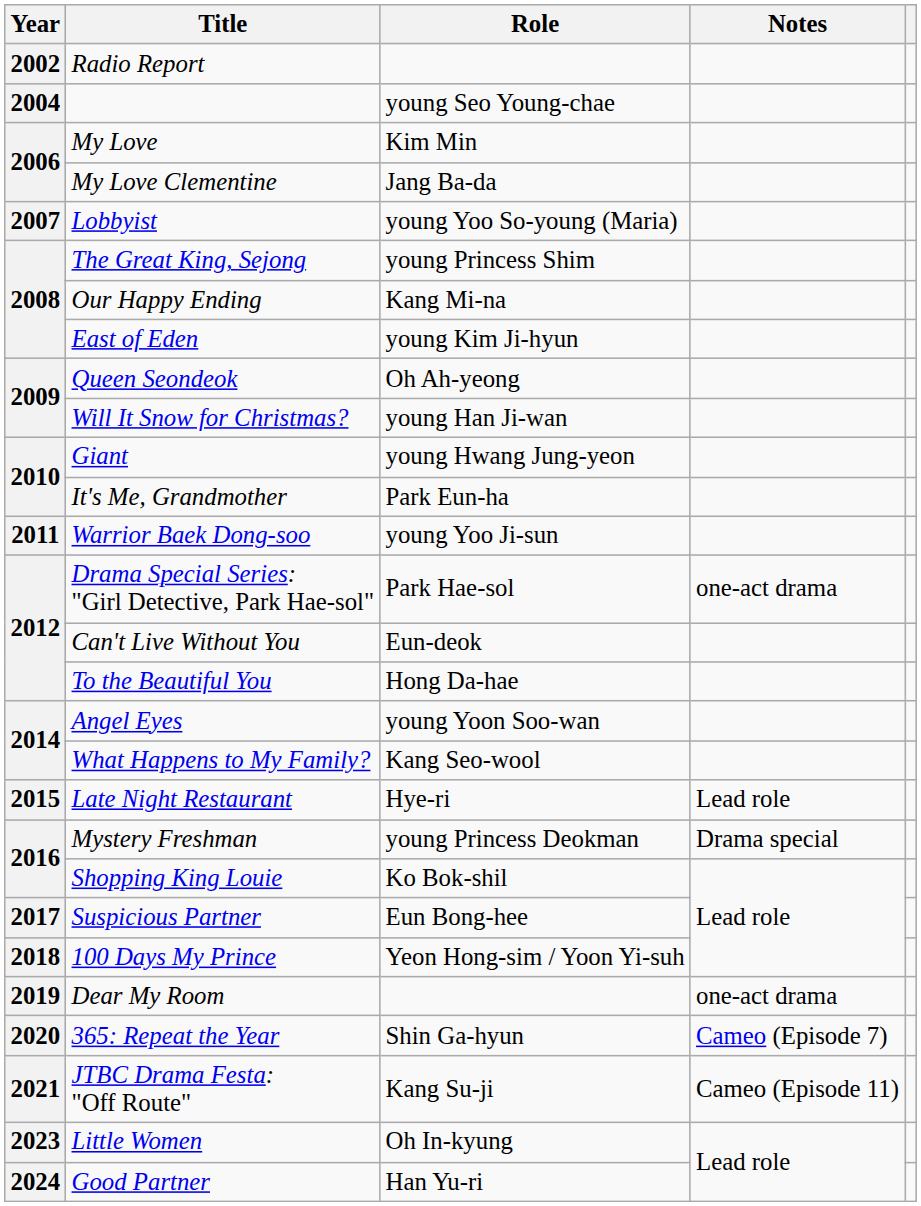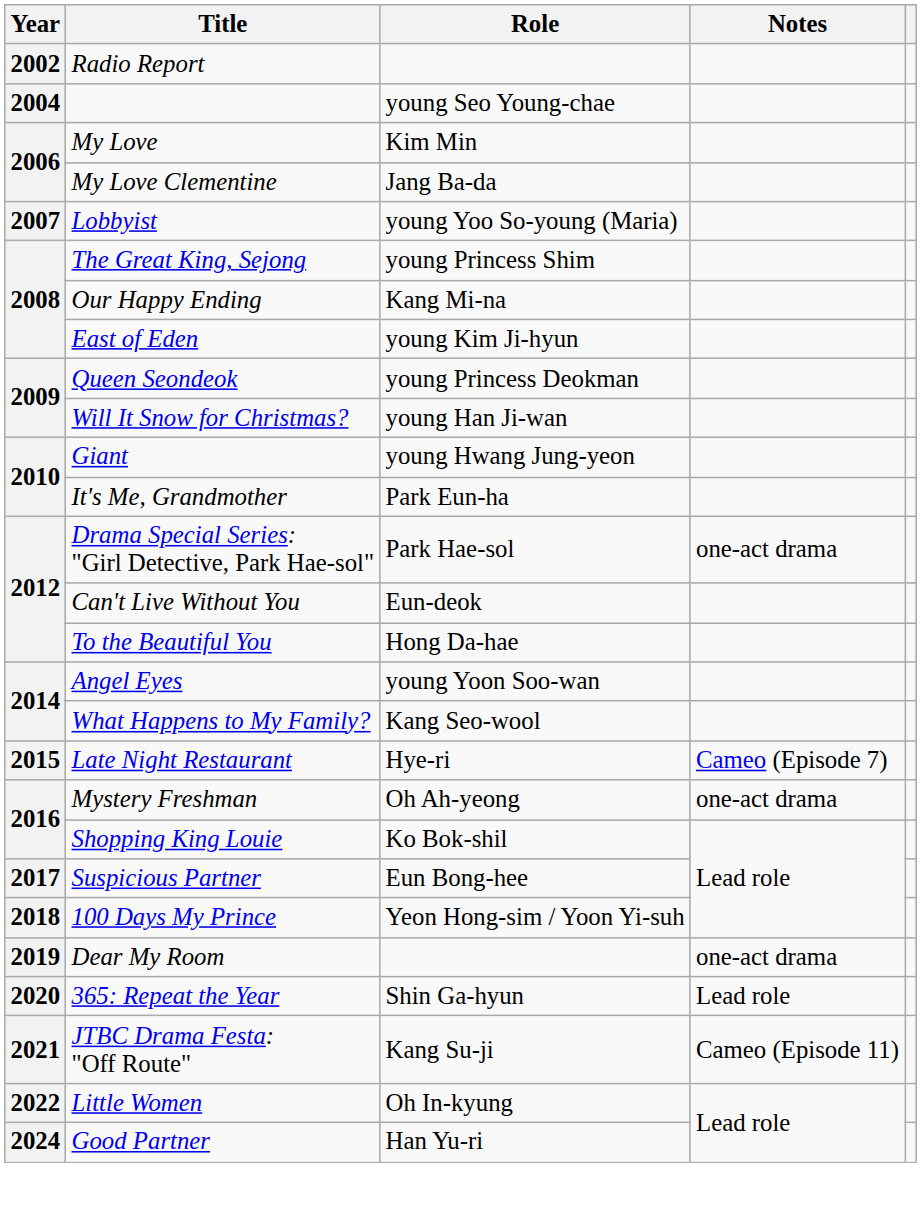(453, 378) Oh Ah-yeong -> (512, 378) young Princess Deokman
- row: (191, 535)
(743, 799) Lead role -> (792, 760) Cameo (Episode 7)
(512, 838) young Princess Deokman -> (453, 799) Oh Ah-yeong
(767, 838) Drama special -> (767, 799) one-act drama
(792, 1035) Cameo (Episode 7) -> (743, 996) Lead role
(35, 1141) 2023 -> (35, 1102) 2022
